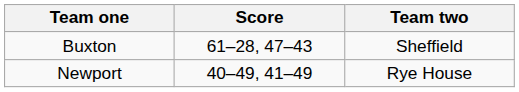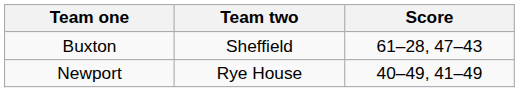columns swapped: (429, 18) <-> (259, 18)
